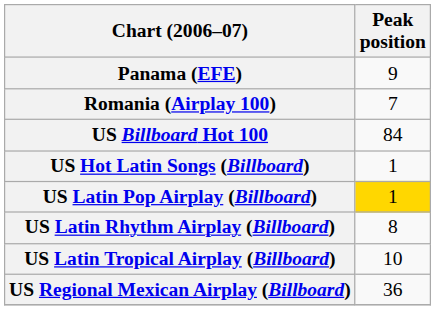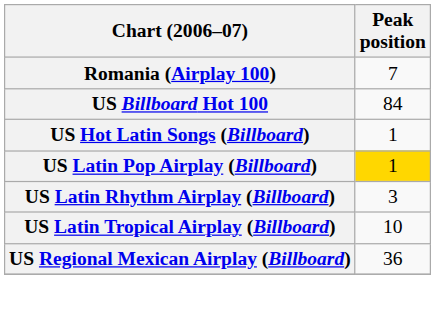- row: (180, 72)
(393, 227) 8 -> (393, 196) 3
